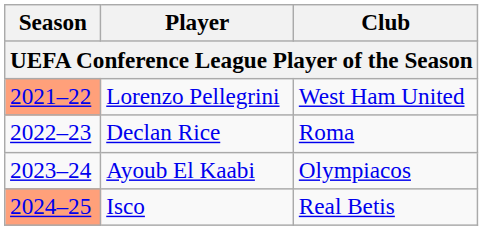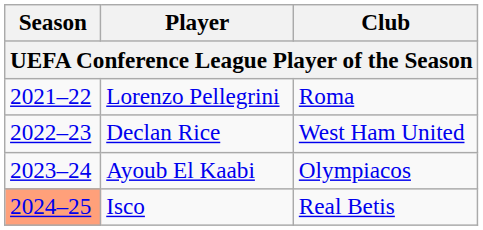(51, 96) lightsalmon background -> (51, 96) no background
(382, 96) West Ham United -> (327, 96) Roma
(327, 133) Roma -> (382, 133) West Ham United
